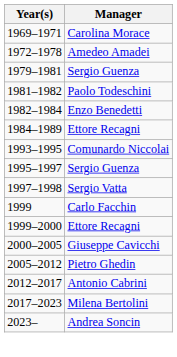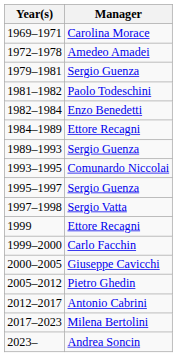+ row: (35, 149)
(102, 206) Carlo Facchin -> (104, 226) Ettore Recagni
(104, 226) Ettore Recagni -> (102, 245) Carlo Facchin
